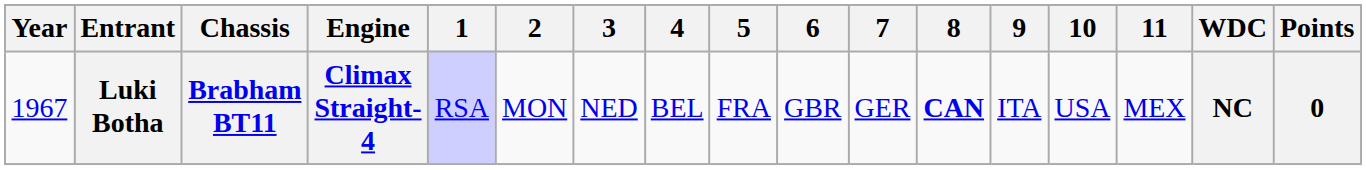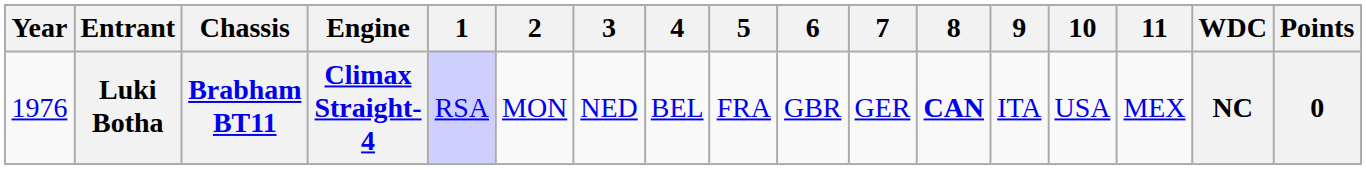(39, 106) 1967 -> (39, 106) 1976
